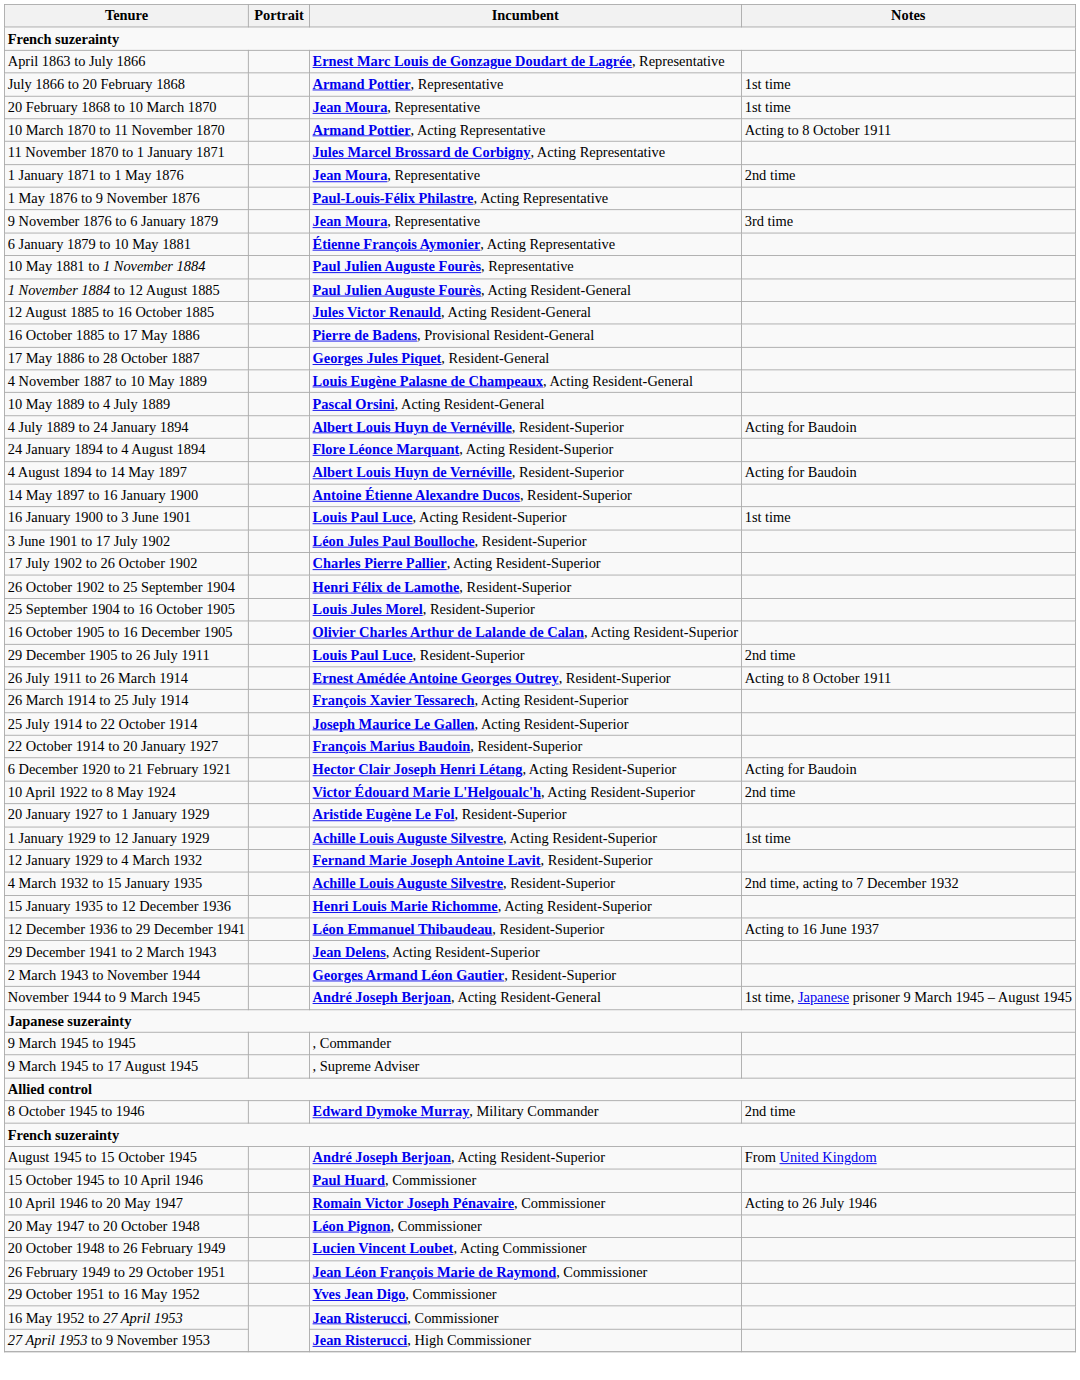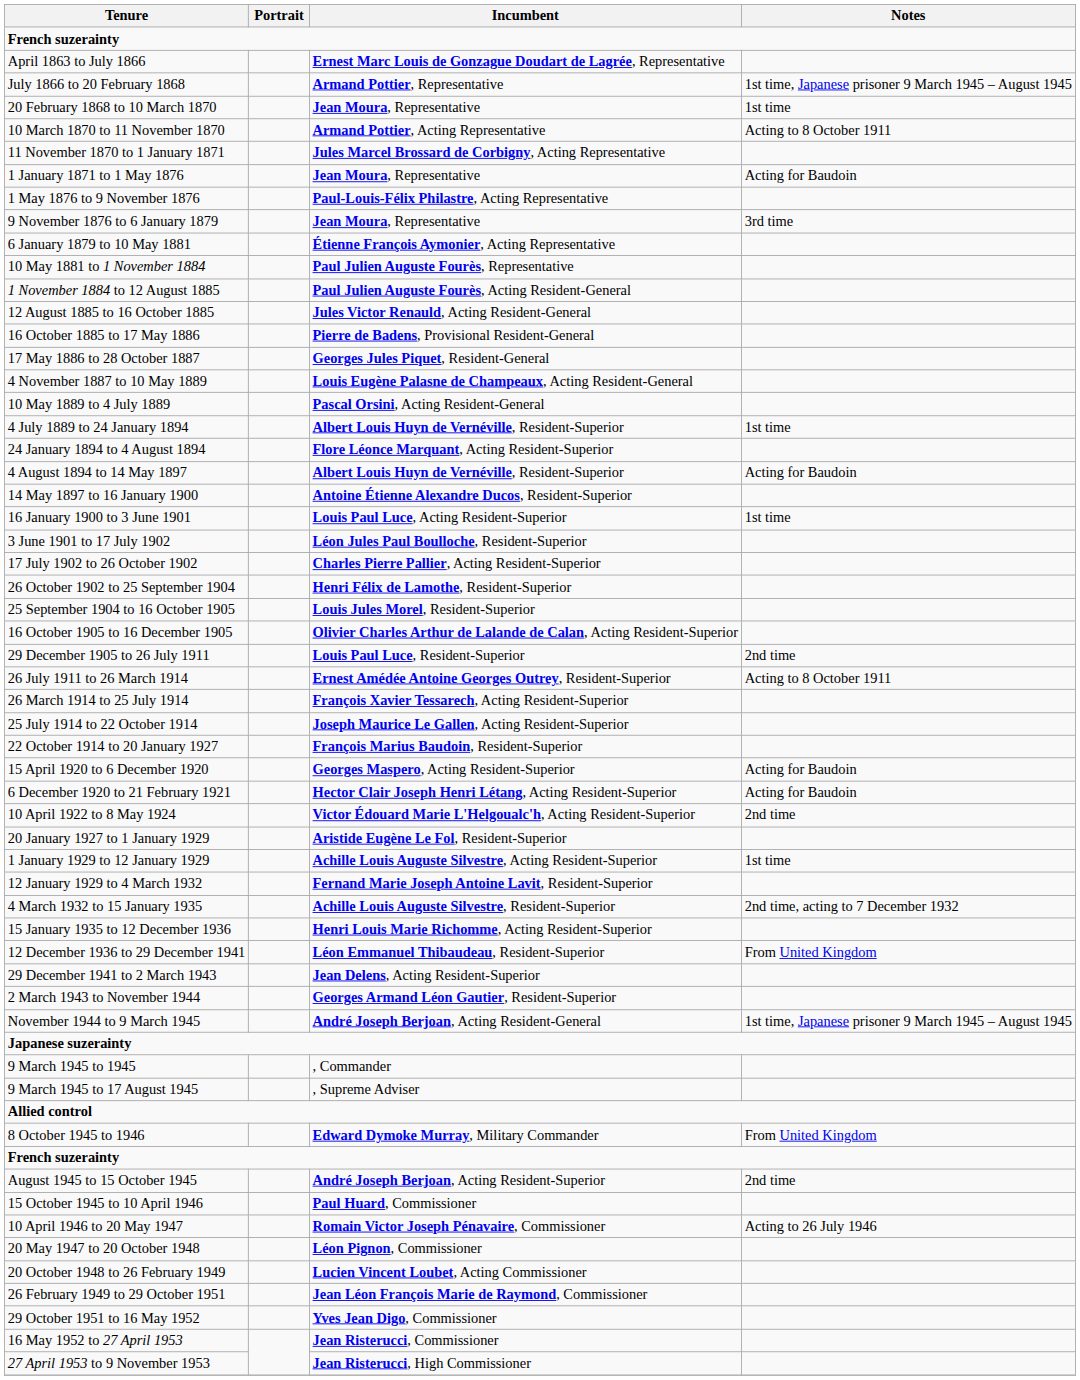(768, 84) 1st time -> (908, 84) 1st time, Japanese prisoner 9 March 1945 – August 1945
(770, 175) 2nd time -> (801, 175) Acting for Baudoin
(801, 426) Acting for Baudoin -> (768, 426) 1st time
+ row: (108, 769)
(812, 929) Acting to 16 June 1937 -> (811, 952) From United Kingdom
(770, 1112) 2nd time -> (811, 1134) From United Kingdom
(811, 1157) From United Kingdom -> (770, 1180) 2nd time
